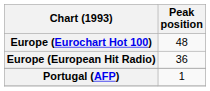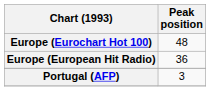(182, 77) 1 -> (182, 77) 3
